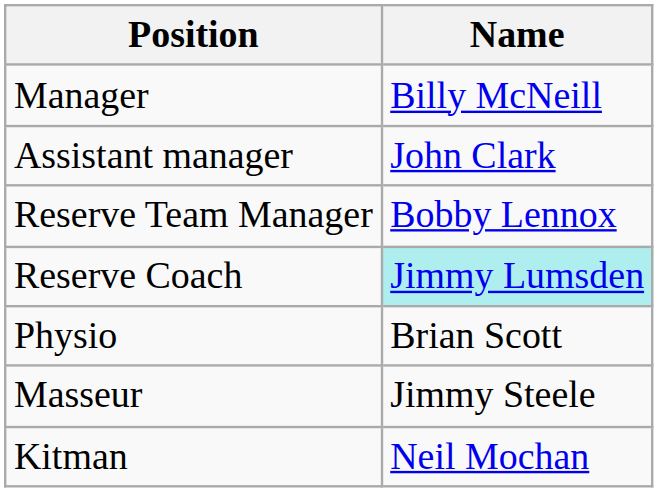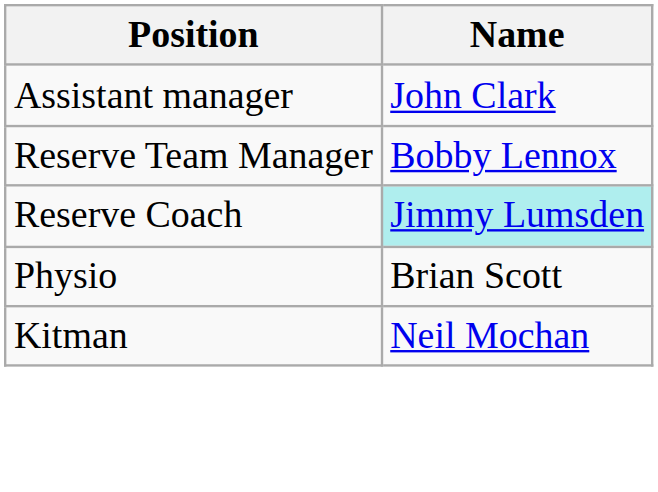- row: (81, 94)
- row: (78, 395)
